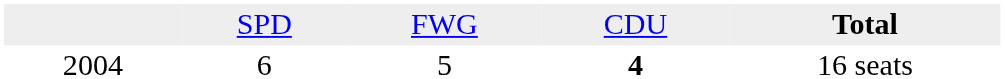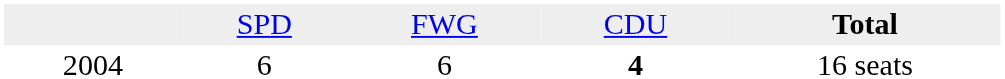(444, 65) 5 -> (444, 65) 6
